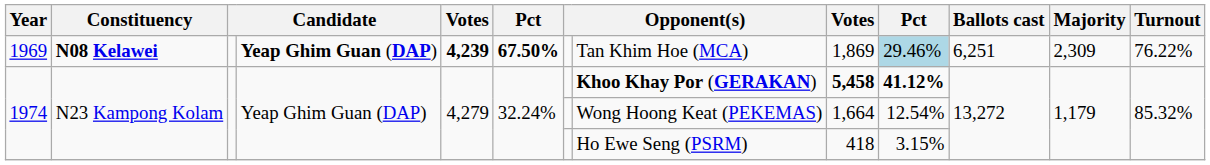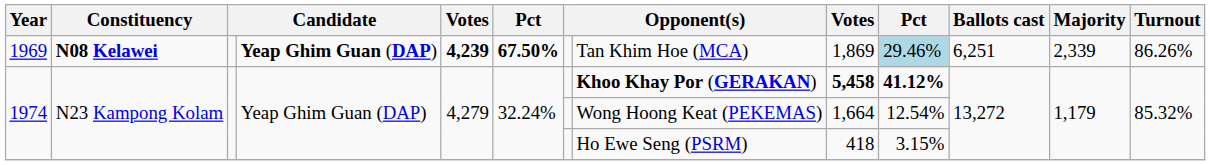(1075, 51) 2,309 -> (1075, 51) 2,339
(1163, 51) 76.22% -> (1163, 51) 86.26%
